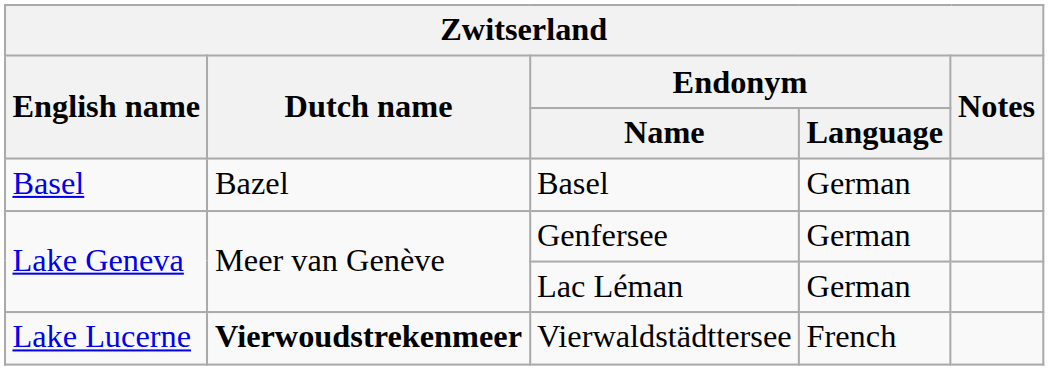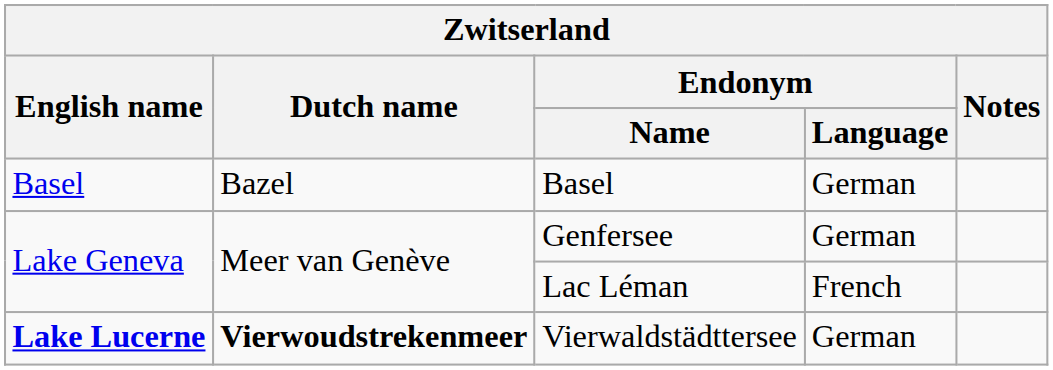(859, 286) German -> (857, 286) French
(102, 337) normal -> (109, 337) bold
(851, 337) French -> (864, 337) German
